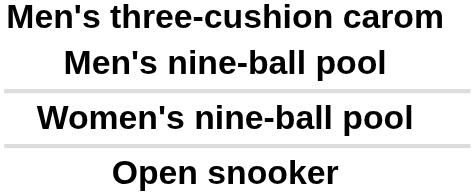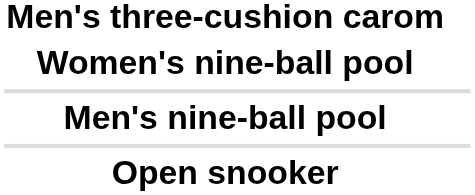rows swapped: (225, 63) <-> (225, 118)
